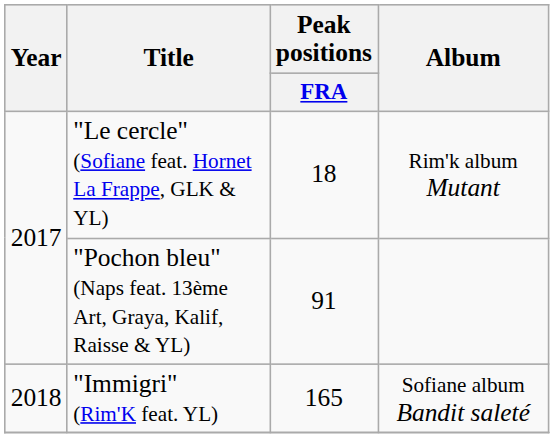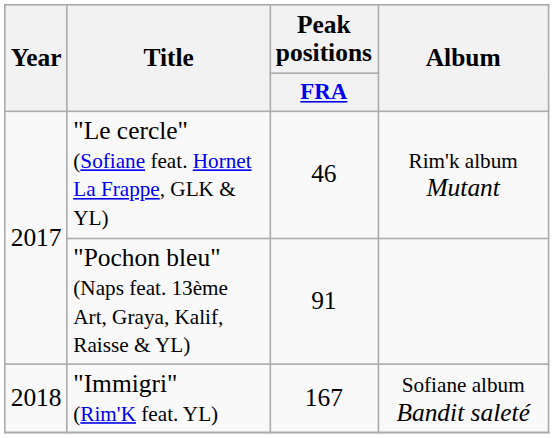(324, 174) 18 -> (324, 174) 46
(324, 398) 165 -> (324, 398) 167
